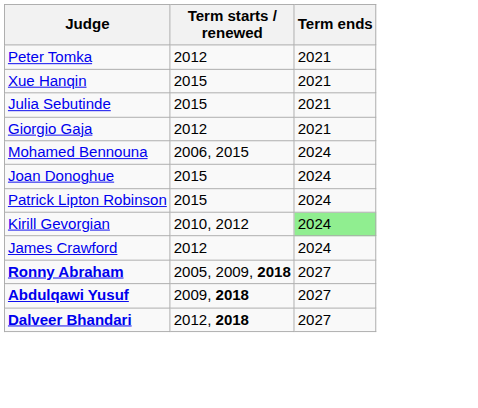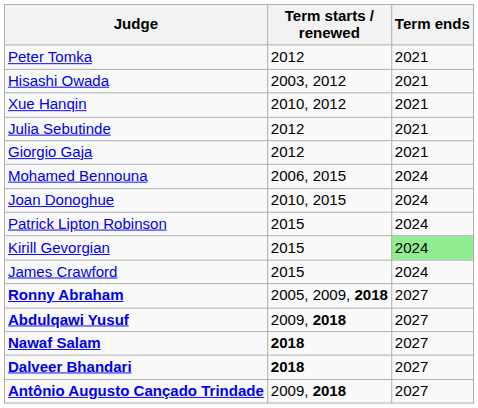+ row: (59, 81)
(190, 81) 2015 -> (308, 104) 2010, 2012
(190, 104) 2015 -> (288, 128) 2012
(190, 176) 2015 -> (308, 200) 2010, 2015
(211, 224) 2010, 2012 -> (288, 248) 2015
(190, 248) 2012 -> (288, 271) 2015
+ row: (54, 343)
(211, 319) 2012, 2018 -> (288, 367) 2018
+ row: (136, 391)
